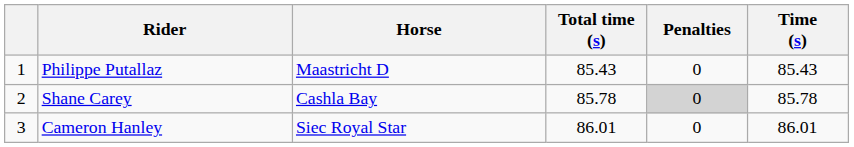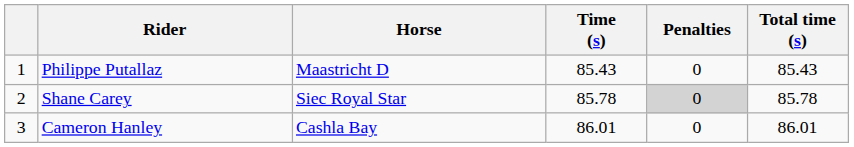columns swapped: (798, 29) <-> (596, 29)
(337, 98) Cashla Bay -> (351, 98) Siec Royal Star
(351, 128) Siec Royal Star -> (337, 128) Cashla Bay
